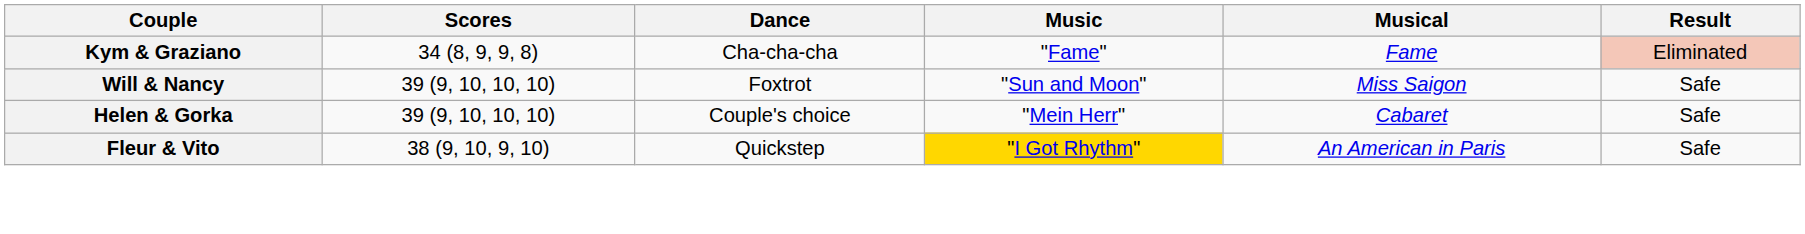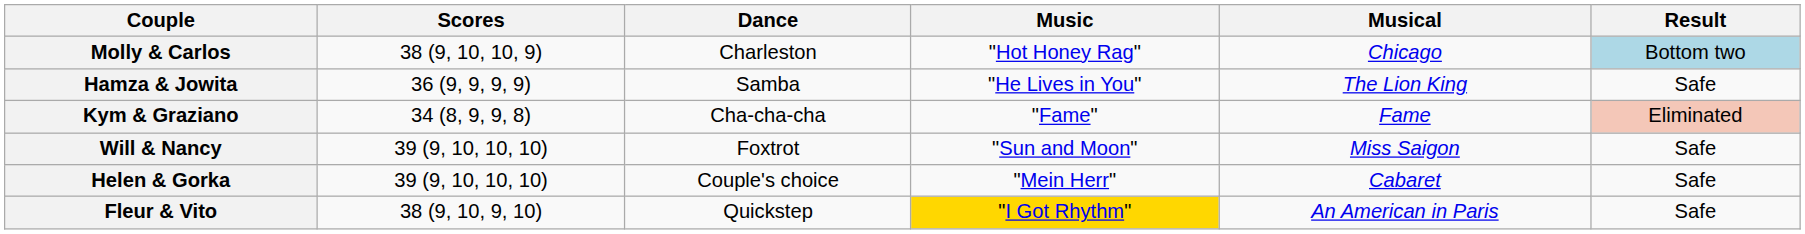+ row: (161, 52)
+ row: (161, 84)
